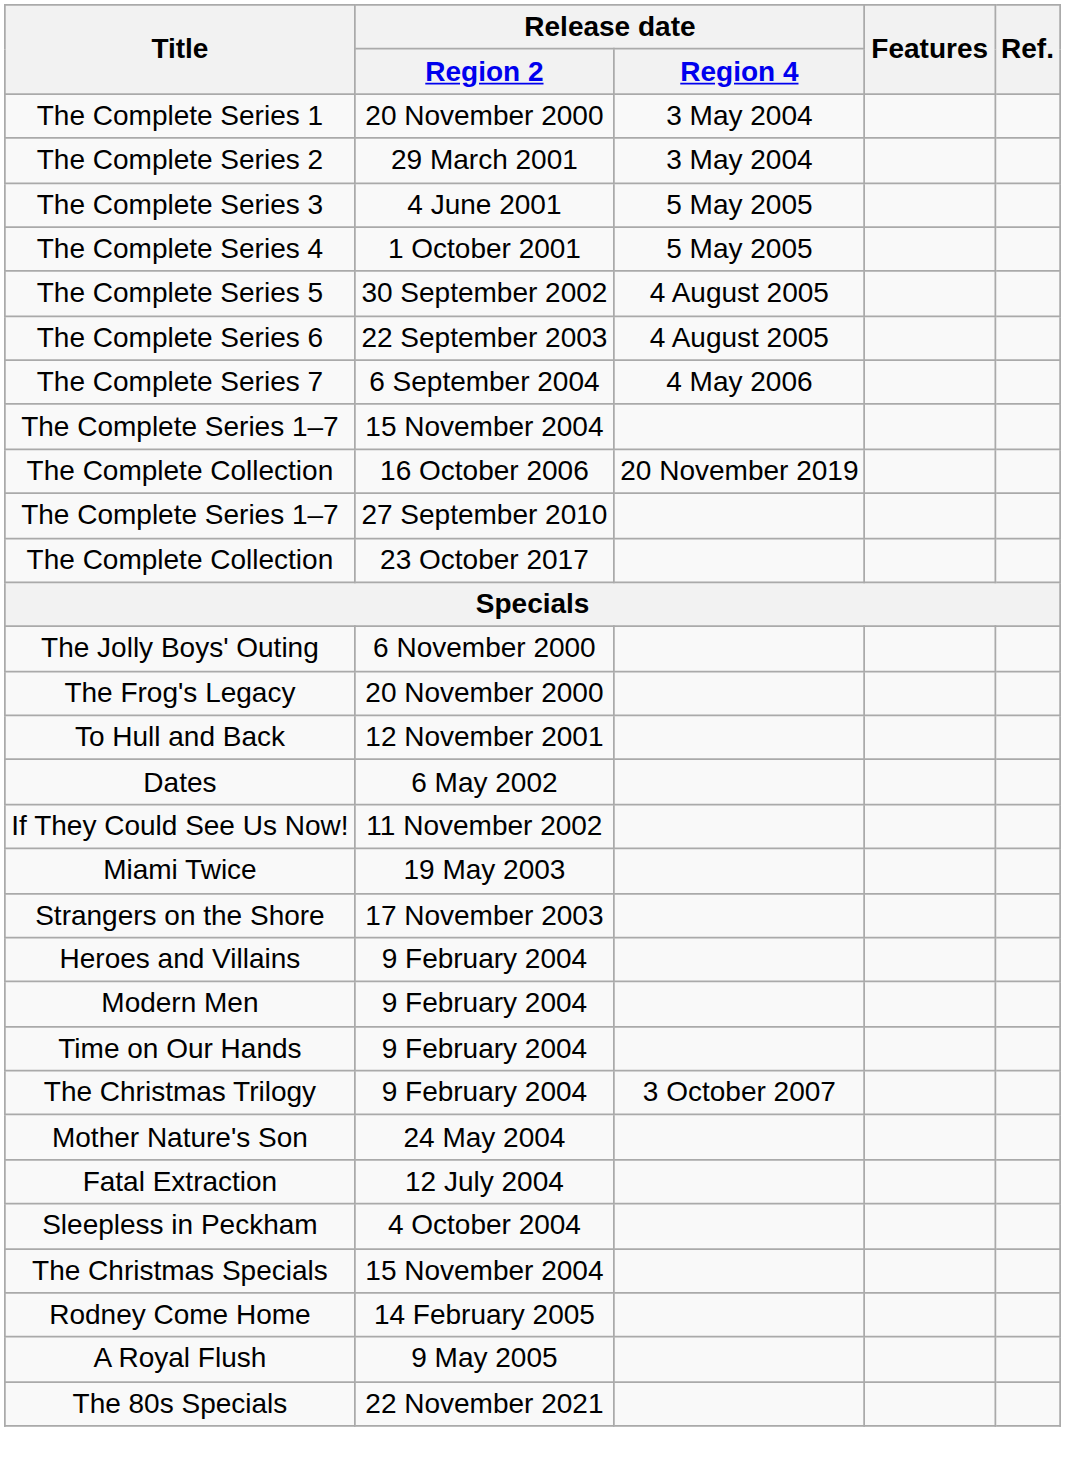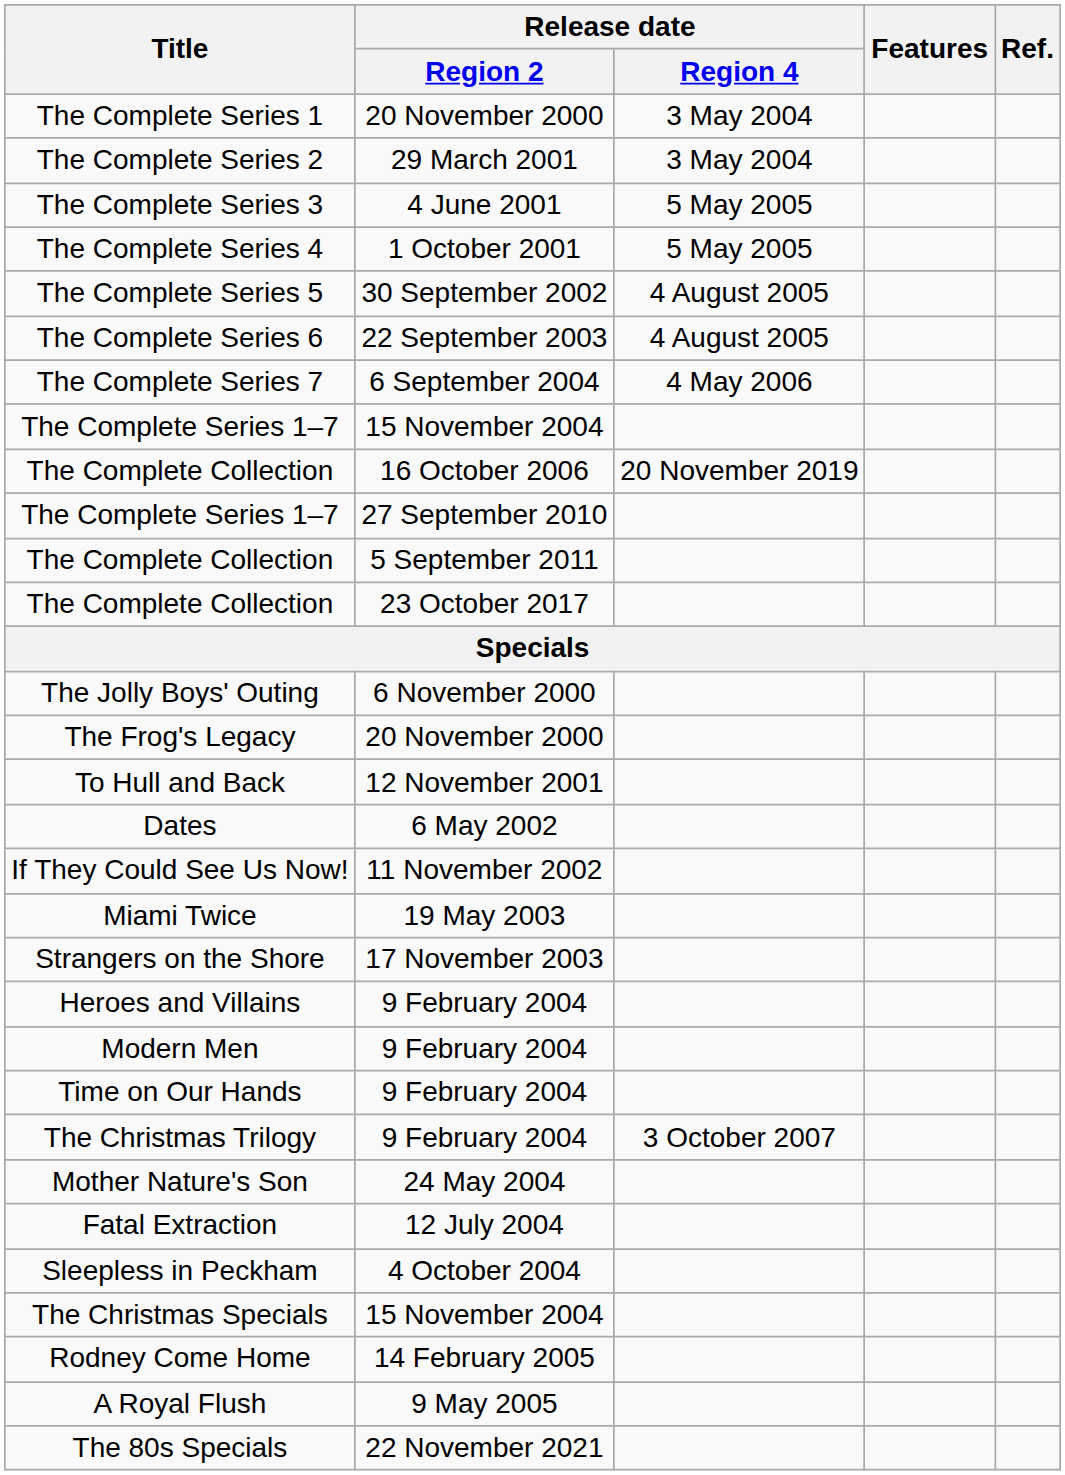+ row: (180, 559)
